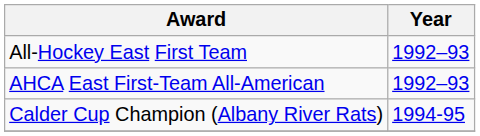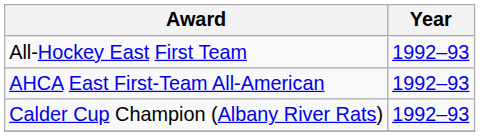(429, 114) 1994-95 -> (431, 114) 1992–93
